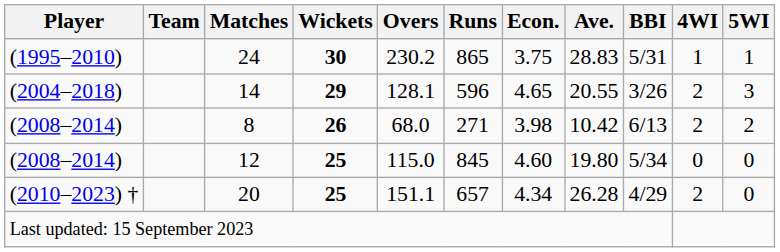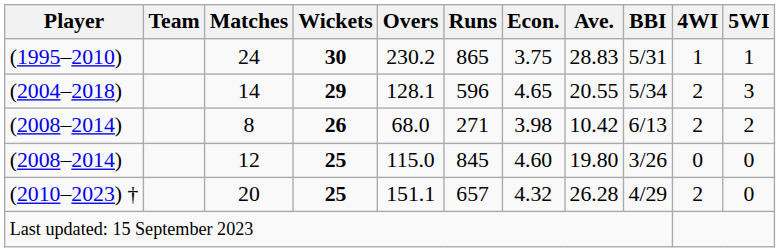(648, 90) 3/26 -> (648, 90) 5/34
(648, 159) 5/34 -> (648, 159) 3/26
(533, 194) 4.34 -> (533, 194) 4.32
